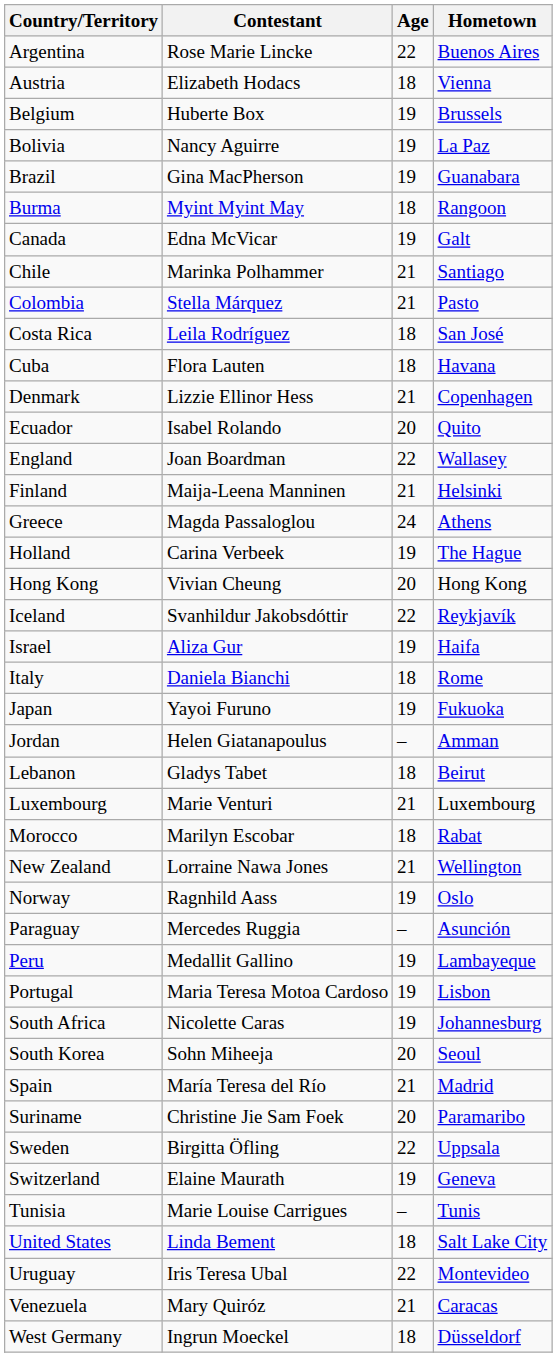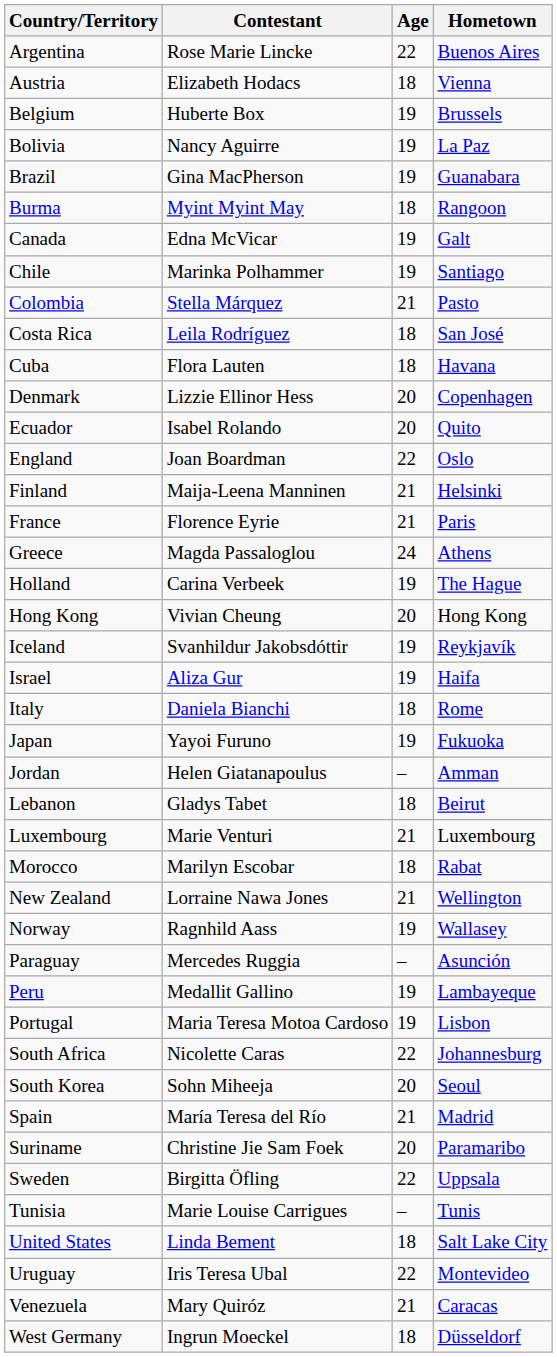(407, 270) 21 -> (407, 270) 19
(407, 396) 21 -> (407, 396) 20
(472, 458) Wallasey -> (455, 458) Oslo
+ row: (35, 521)
(407, 615) 22 -> (407, 646) 19
(455, 897) Oslo -> (472, 928) Wallasey
(407, 1022) 19 -> (407, 1054) 22
- row: (54, 1179)
